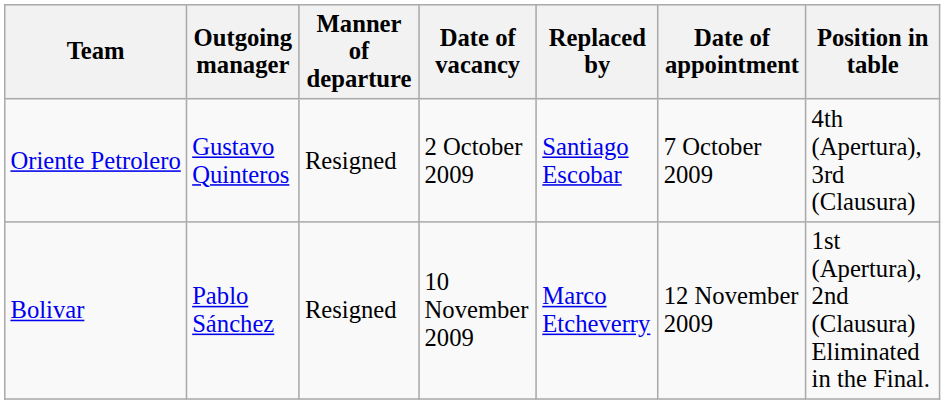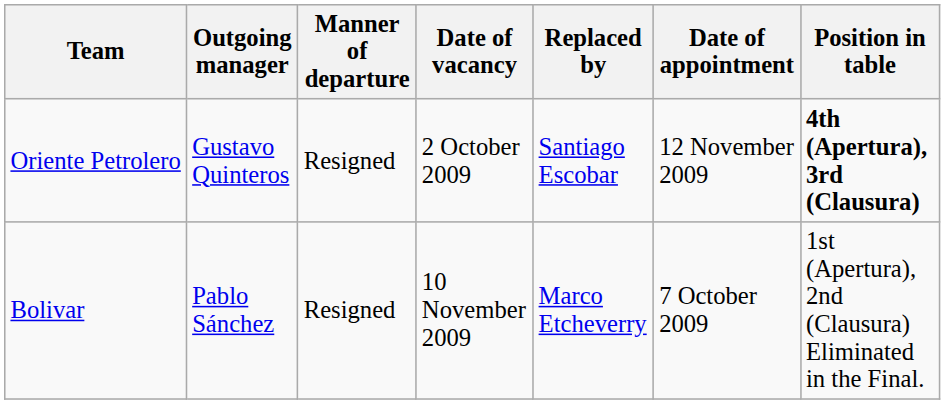(713, 160) 7 October 2009 -> (727, 160) 12 November 2009
(867, 160) normal -> (867, 160) bold
(731, 310) 12 November 2009 -> (708, 310) 7 October 2009
